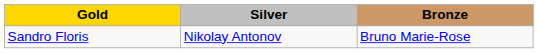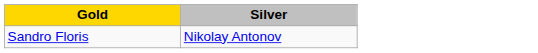- column: (445, 15)
